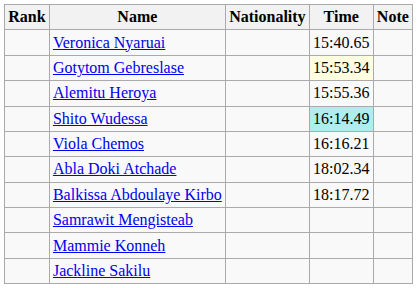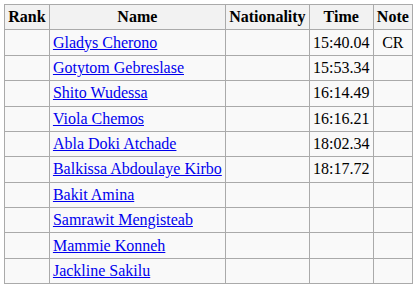+ row: (105, 42)
- row: (109, 42)
(341, 67) lightyellow background -> (341, 67) no background
- row: (105, 93)
(341, 118) paleturquoise background -> (341, 93) no background
+ row: (94, 194)
